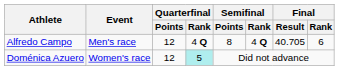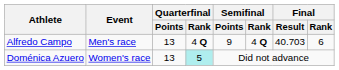(169, 43) 12 -> (169, 43) 13
(229, 43) 8 -> (229, 43) 9
(290, 43) 40.705 -> (290, 43) 40.703
(169, 58) 12 -> (169, 58) 13
